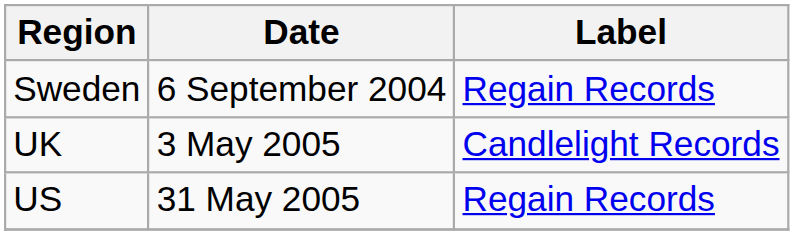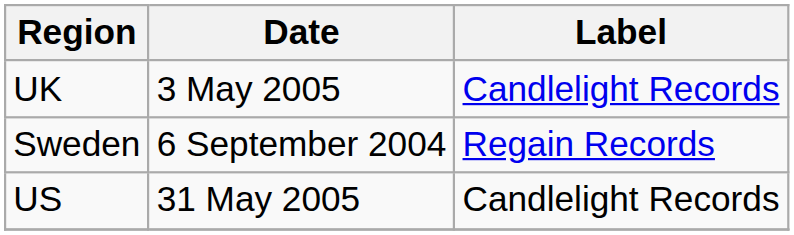rows swapped: (77, 88) <-> (38, 144)
(589, 199) Regain Records -> (621, 199) Candlelight Records
